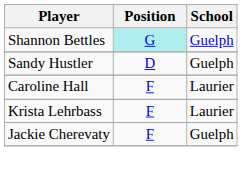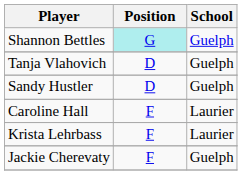+ row: (57, 63)
